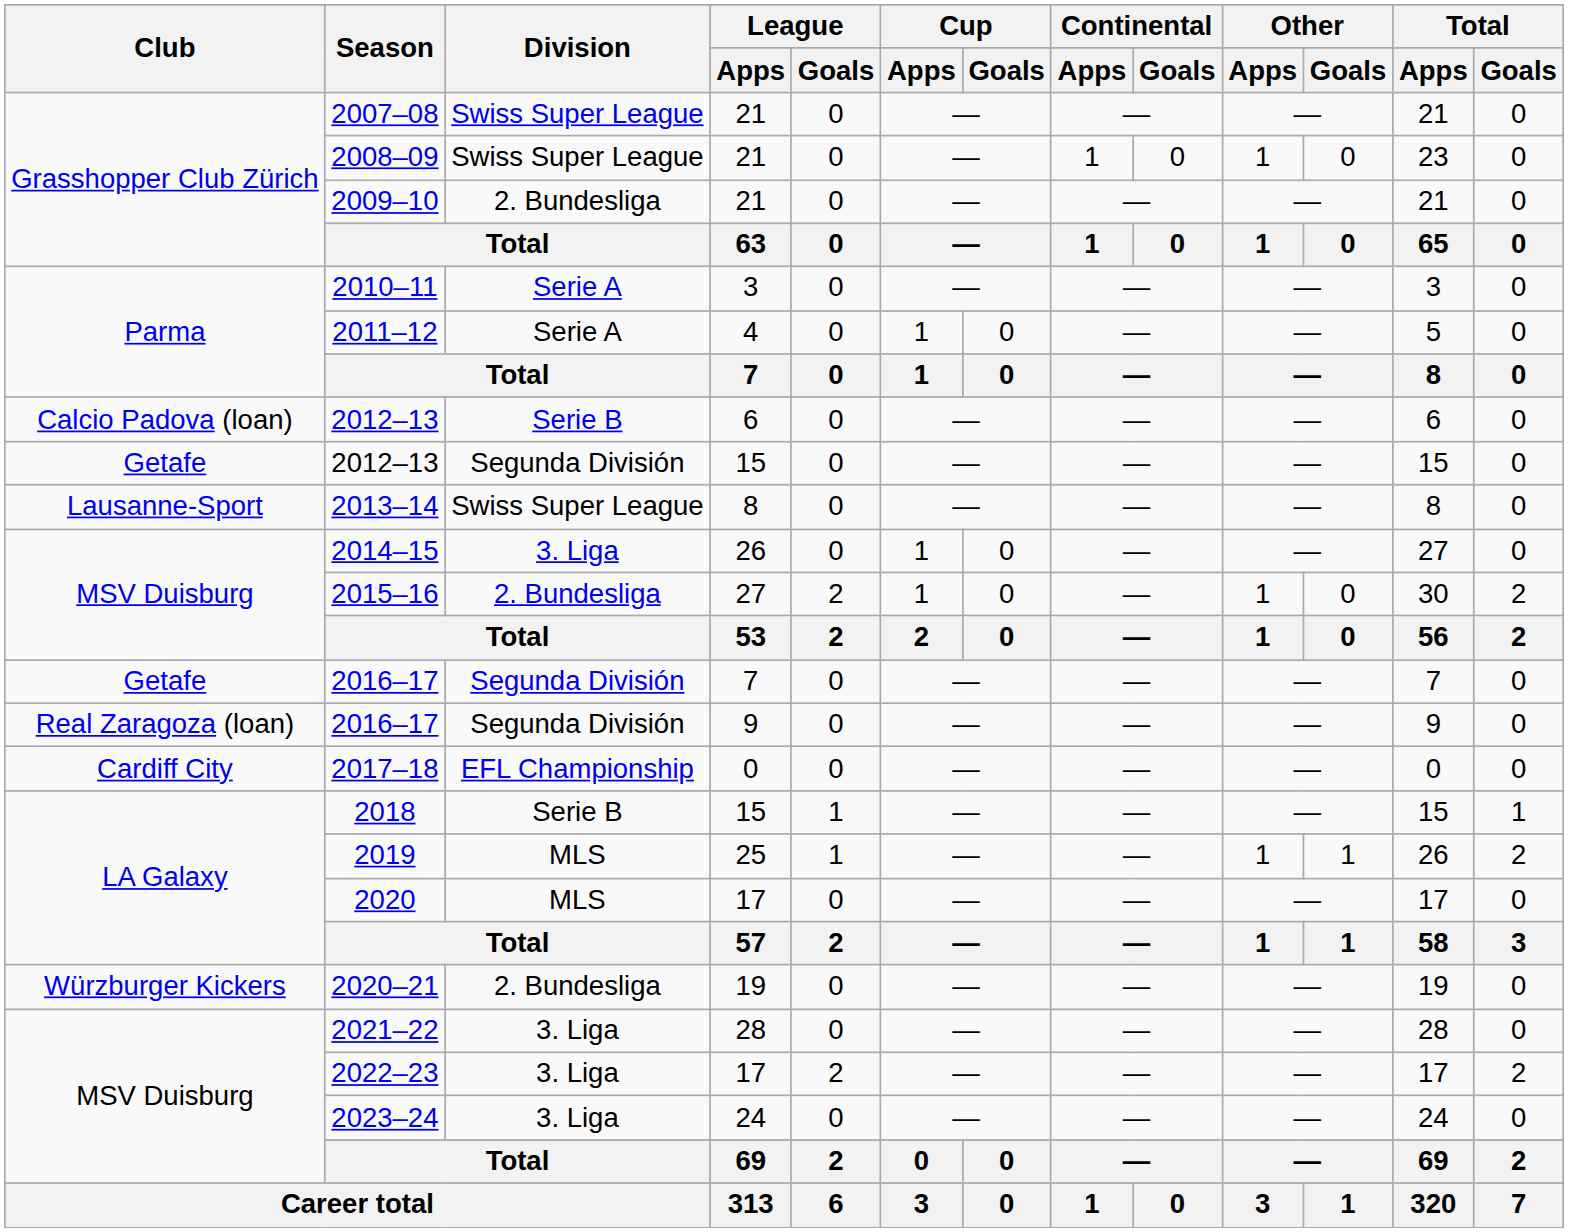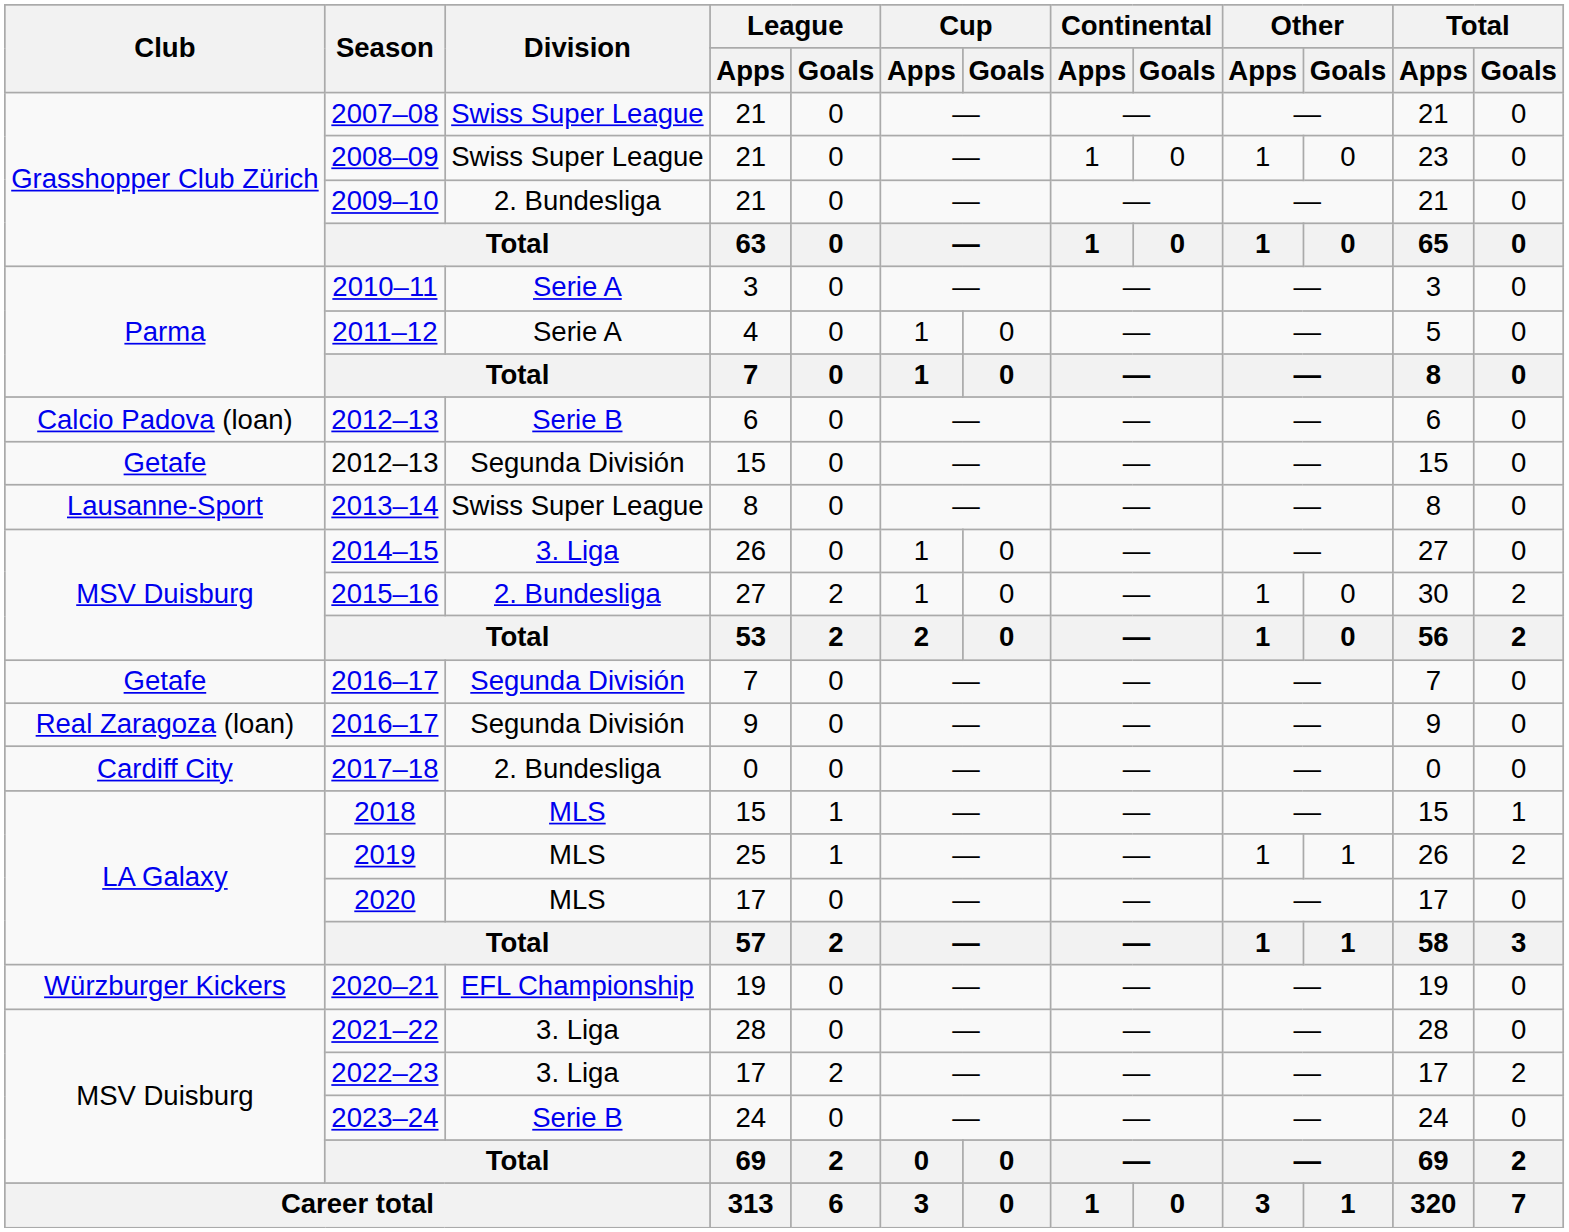(577, 768) EFL Championship -> (577, 768) 2. Bundesliga
(577, 811) Serie B -> (577, 811) MLS
(577, 986) 2. Bundesliga -> (577, 986) EFL Championship
(577, 1117) 3. Liga -> (577, 1117) Serie B
